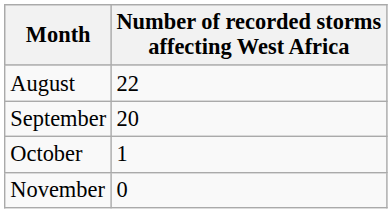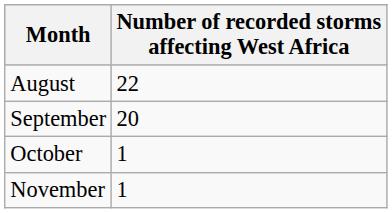(122, 189) 0 -> (122, 189) 1
